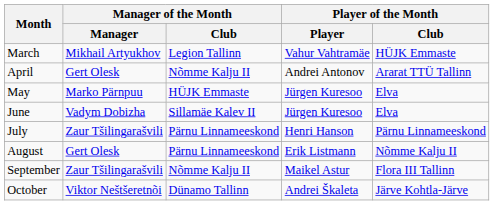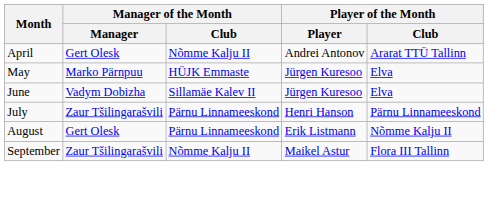- row: (23, 53)
- row: (27, 190)
